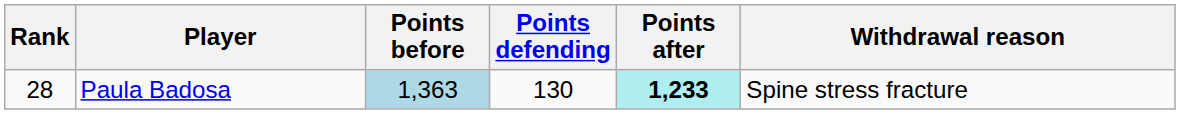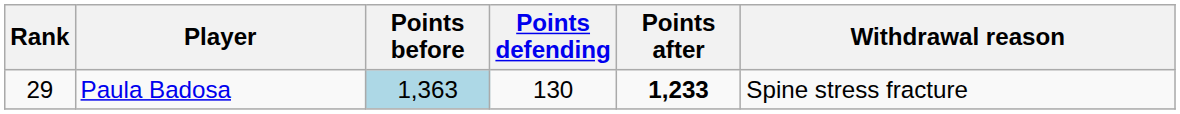(40, 89) 28 -> (40, 89) 29
(679, 89) paleturquoise background -> (679, 89) no background
